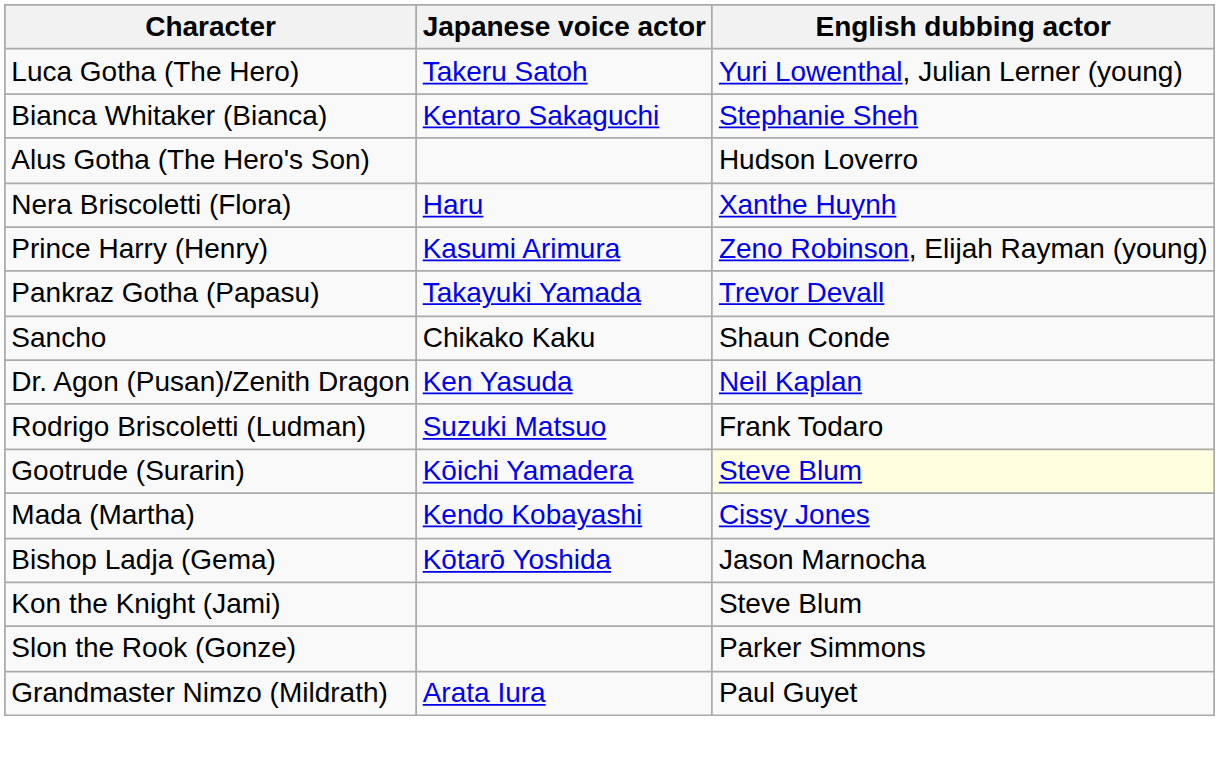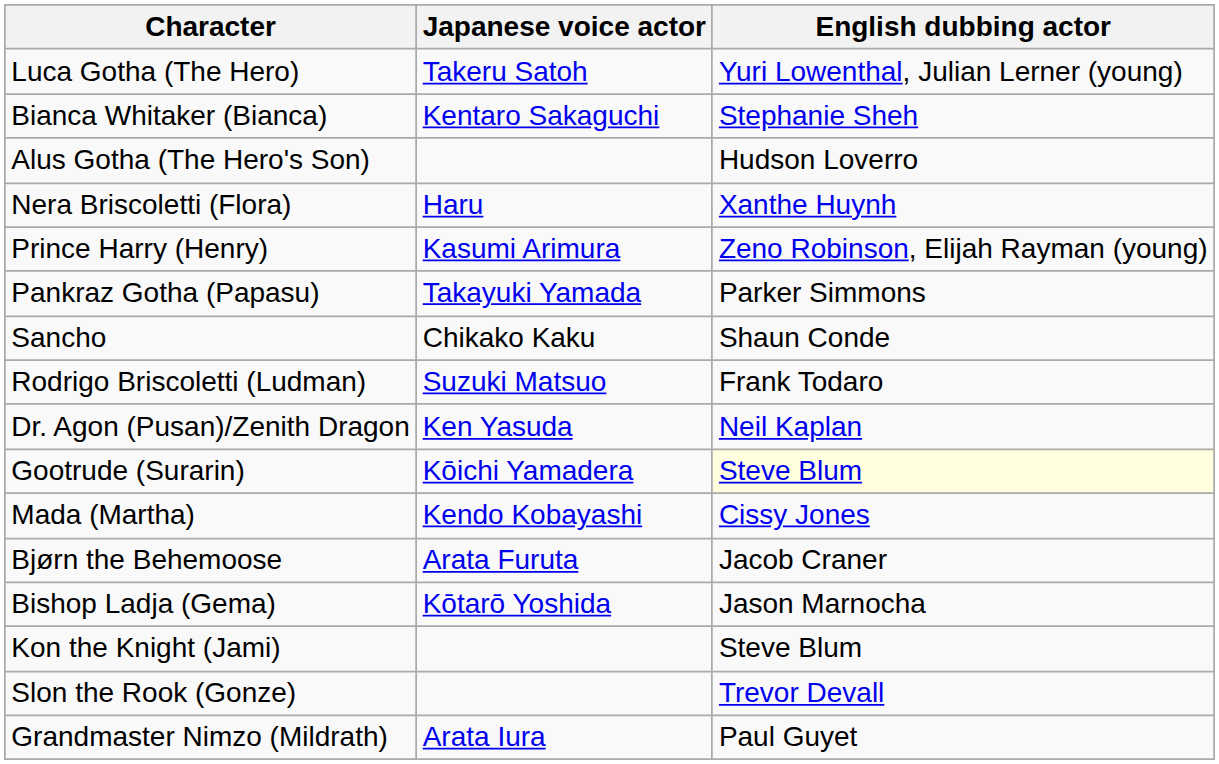(802, 293) Trevor Devall -> (822, 293) Parker Simmons
rows swapped: (211, 381) <-> (189, 426)
+ row: (147, 559)
(822, 648) Parker Simmons -> (802, 692) Trevor Devall
